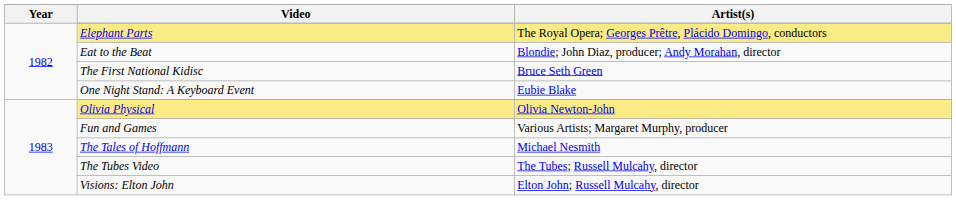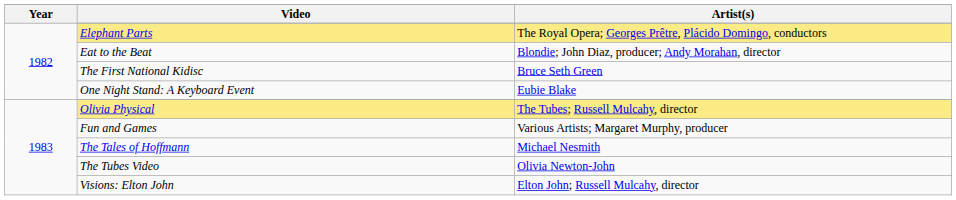(566, 109) Olivia Newton-John -> (607, 109) The Tubes; Russell Mulcahy, director
(607, 166) The Tubes; Russell Mulcahy, director -> (566, 166) Olivia Newton-John
